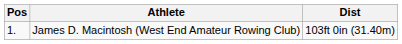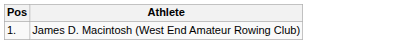- column: (350, 13)
